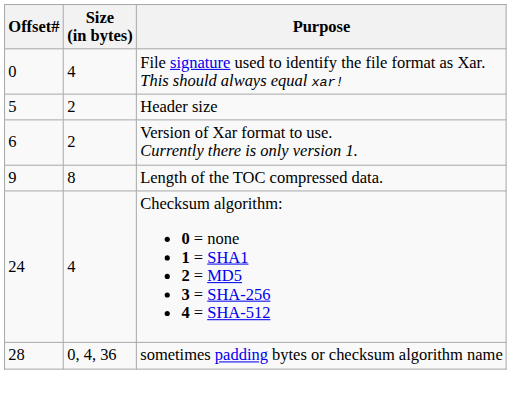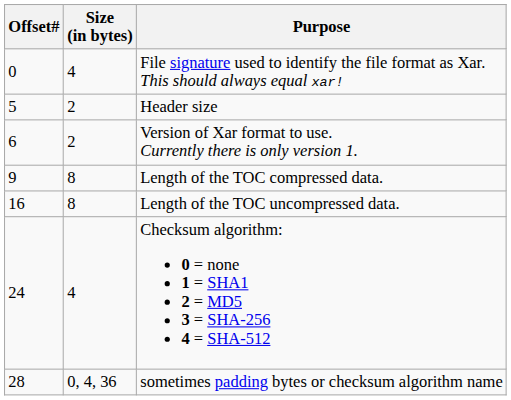+ row: (270, 203)
